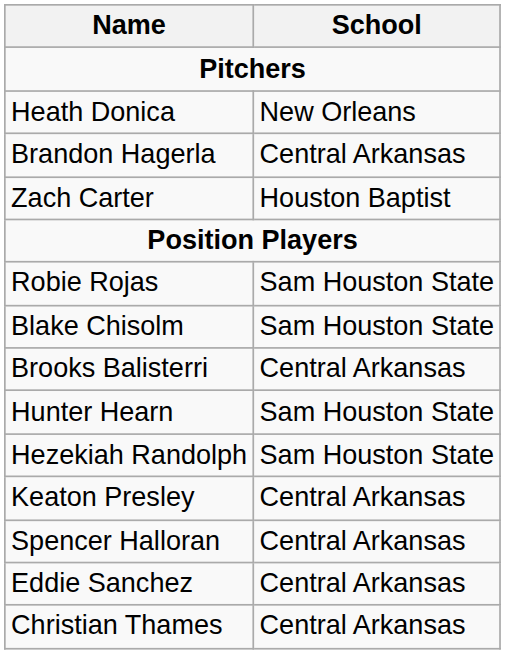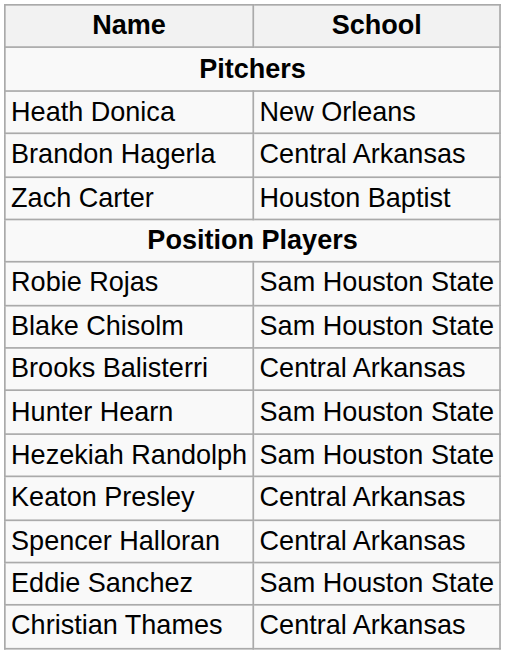(363, 583) Central Arkansas -> (377, 583) Sam Houston State
